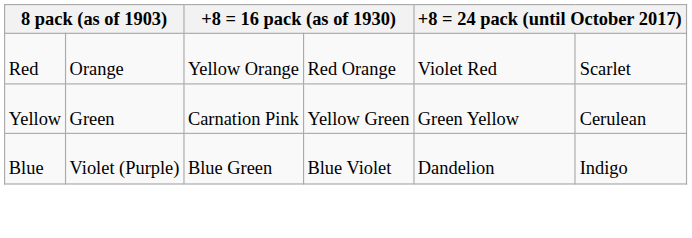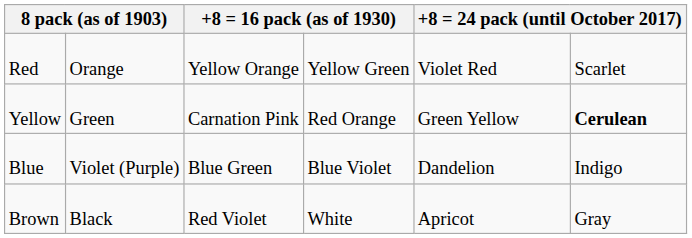(352, 68) Red Orange -> (358, 68) Yellow Green
(358, 118) Yellow Green -> (352, 118) Red Orange
(613, 118) normal -> (611, 118) bold
+ row: (34, 218)
